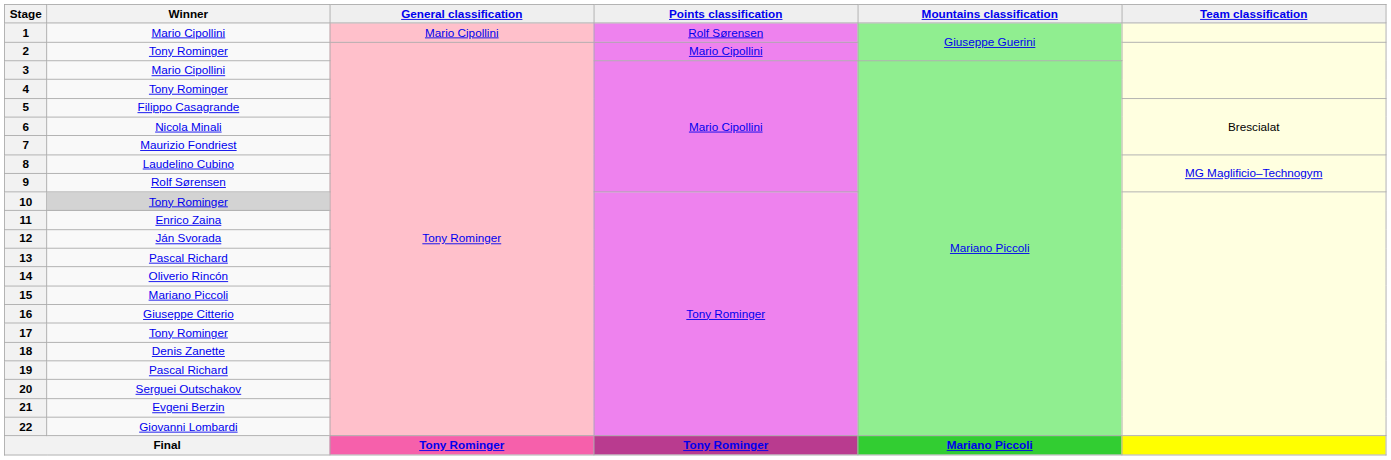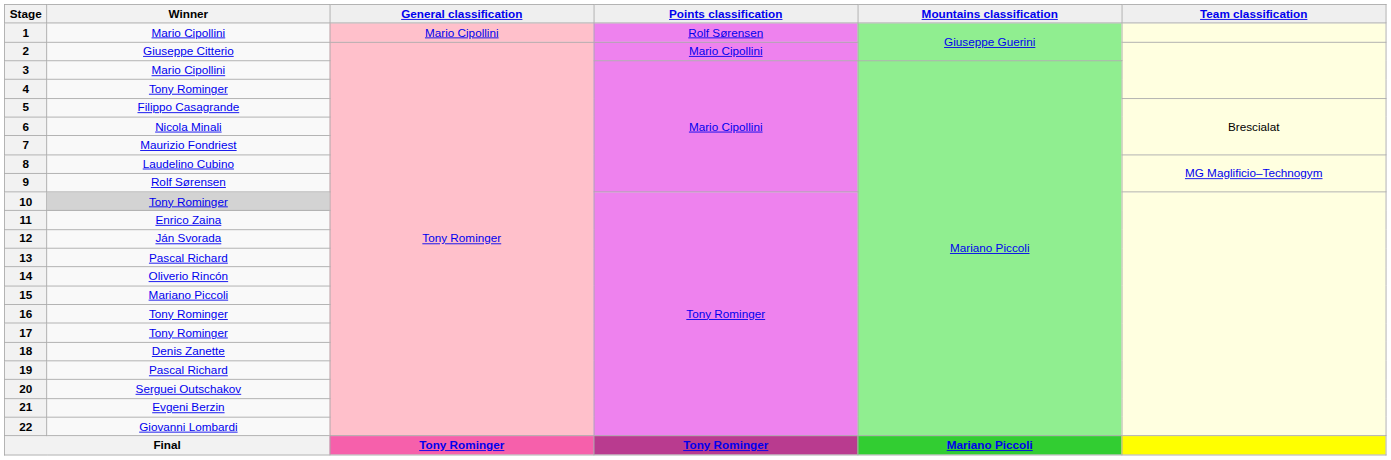(188, 52) Tony Rominger -> (188, 52) Giuseppe Citterio
(188, 314) Giuseppe Citterio -> (188, 314) Tony Rominger
